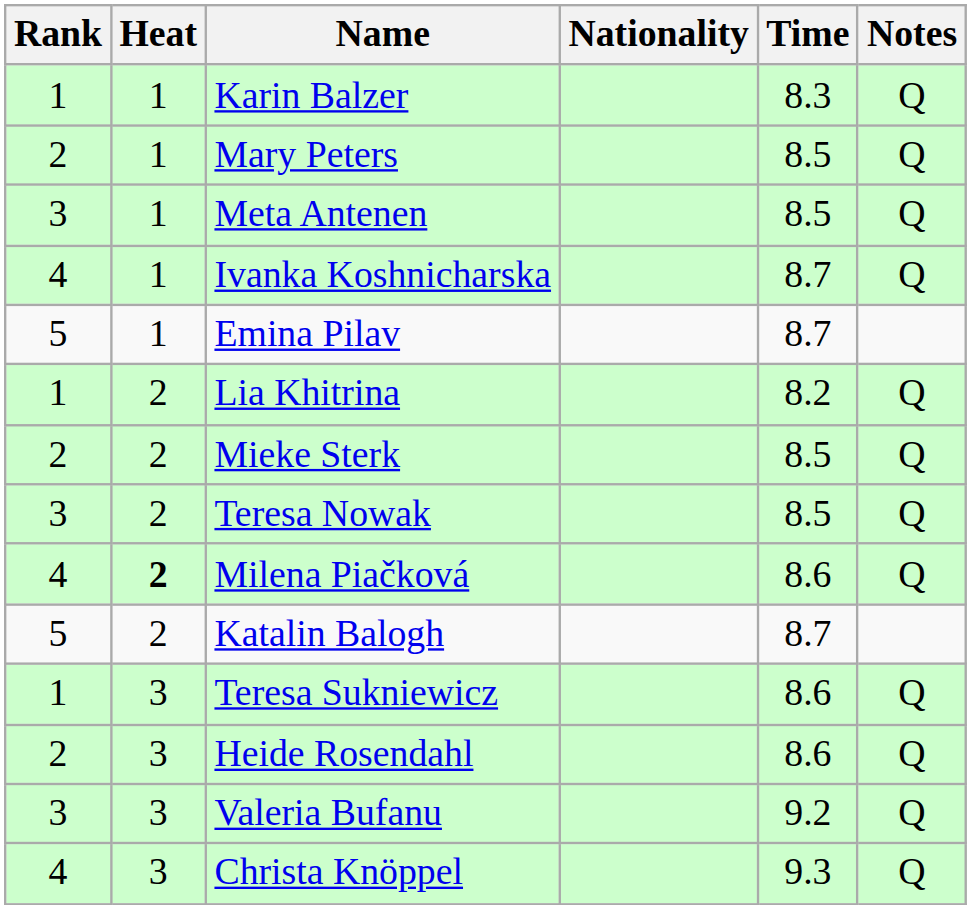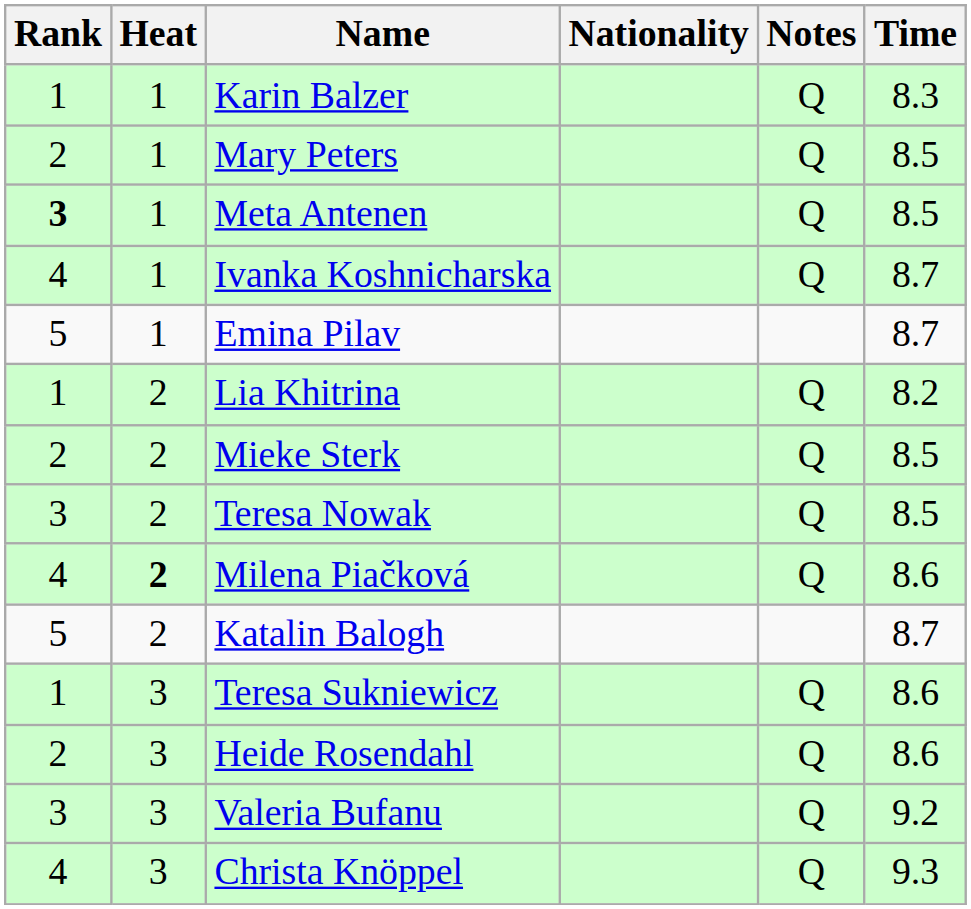columns swapped: (808, 34) <-> (912, 34)
(58, 214) normal -> (58, 214) bold
